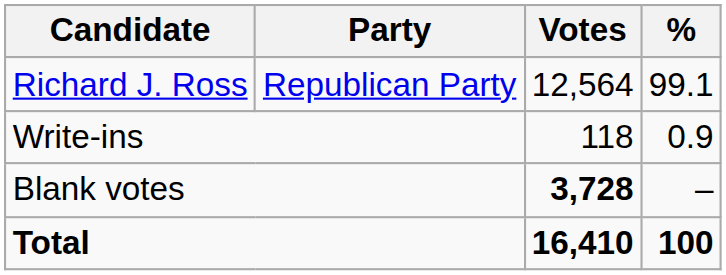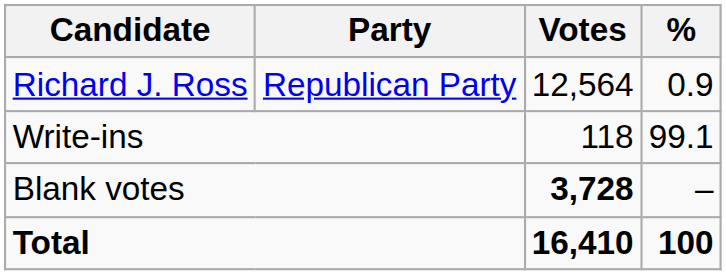(681, 83) 99.1 -> (690, 83) 0.9
(690, 136) 0.9 -> (681, 136) 99.1
